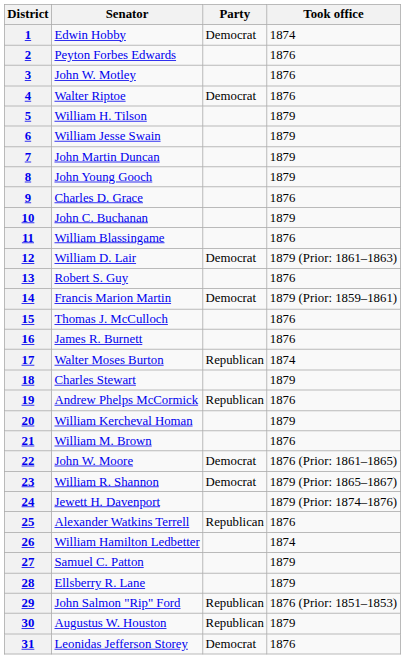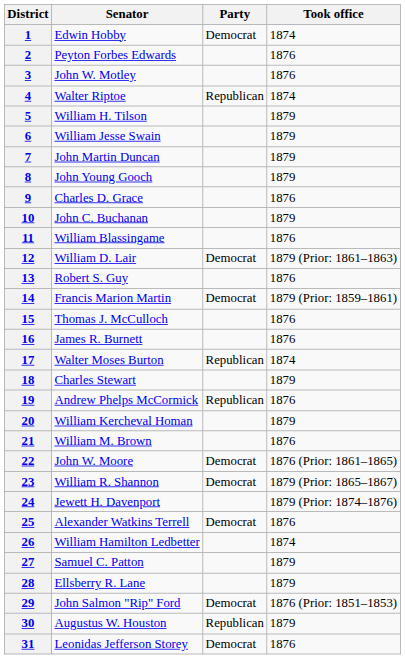(231, 95) Democrat -> (235, 95) Republican
(283, 95) 1876 -> (283, 95) 1874
(235, 522) Republican -> (231, 522) Democrat
(235, 603) Republican -> (231, 603) Democrat
